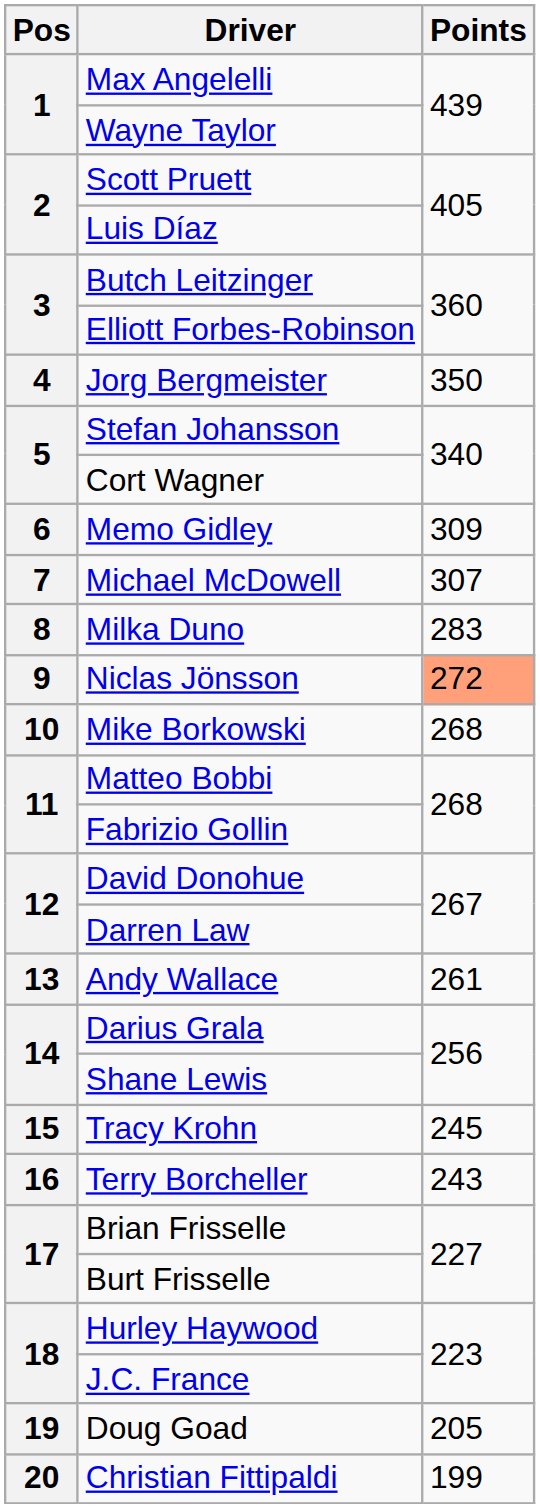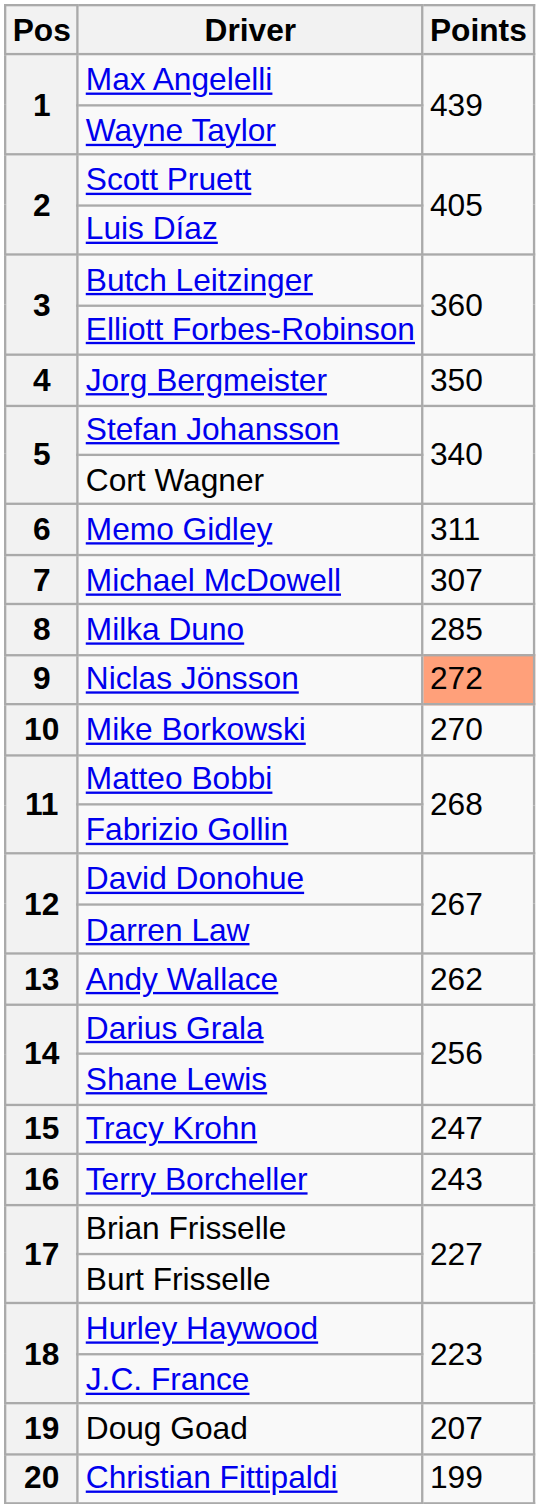(456, 529) 309 -> (455, 529) 311
(456, 629) 283 -> (456, 629) 285
(456, 729) 268 -> (456, 729) 270
(456, 979) 261 -> (456, 979) 262
(456, 1129) 245 -> (456, 1129) 247
(456, 1428) 205 -> (456, 1428) 207
